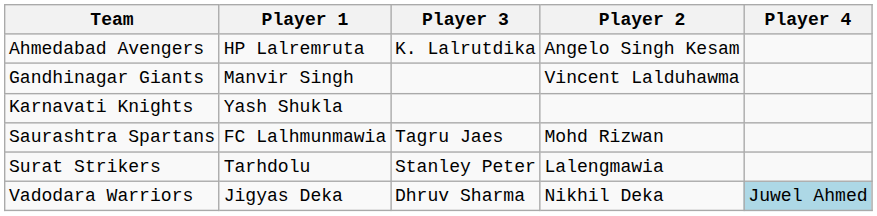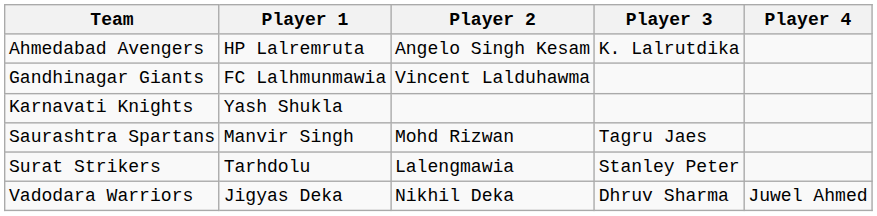columns swapped: (642, 19) <-> (465, 19)
(289, 78) Manvir Singh -> (305, 78) FC Lalhmunmawia
(305, 137) FC Lalhmunmawia -> (289, 137) Manvir Singh
(808, 196) lightblue background -> (808, 196) no background
